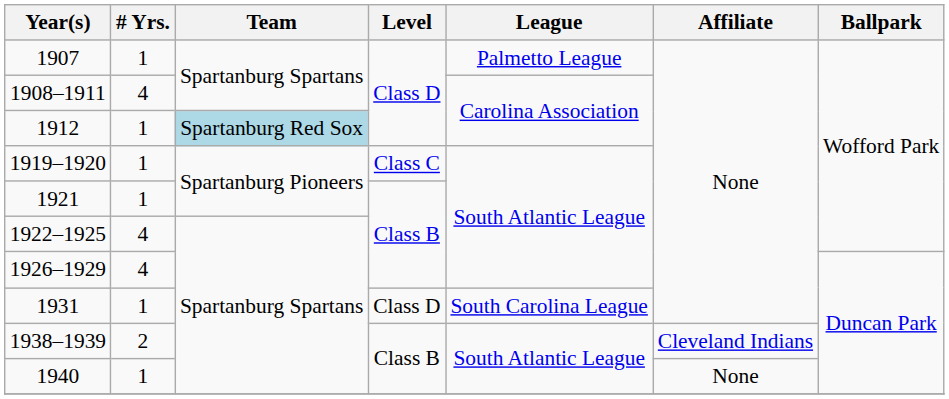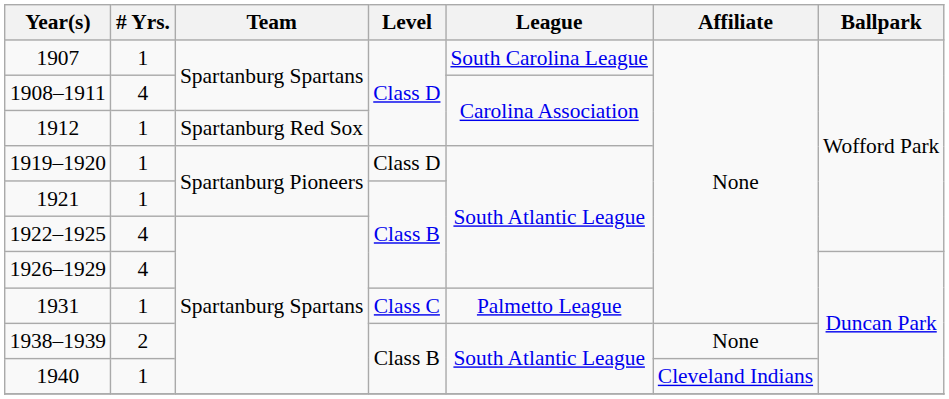(549, 57) Palmetto League -> (549, 57) South Carolina League
(272, 128) lightblue background -> (272, 128) no background
(407, 163) Class C -> (407, 163) Class D
(407, 305) Class D -> (407, 305) Class C
(549, 305) South Carolina League -> (549, 305) Palmetto League
(735, 340) Cleveland Indians -> (735, 340) None
(735, 375) None -> (735, 375) Cleveland Indians
